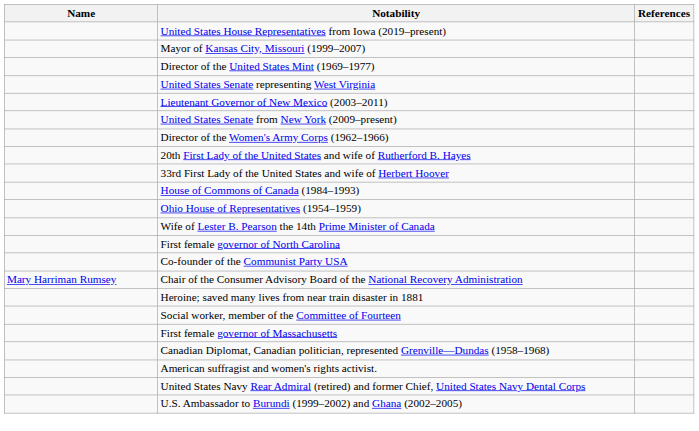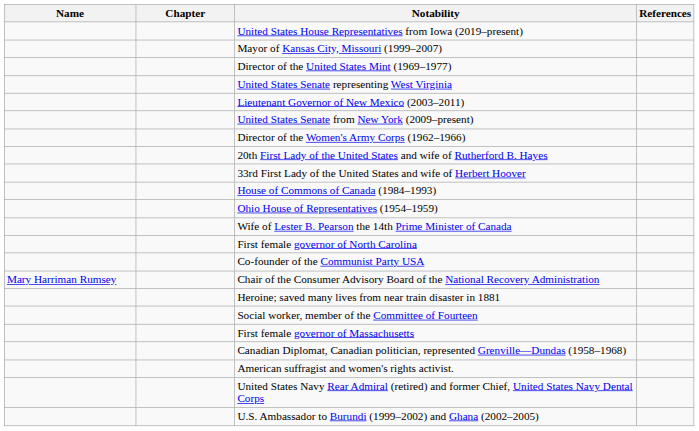+ column: (185, 13)
